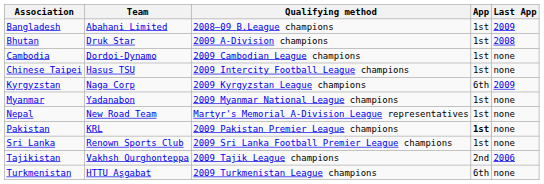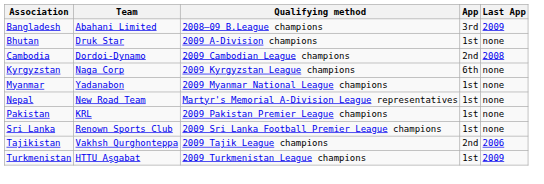(481, 26) 1st -> (470, 26) 3rd
(504, 41) 2008 -> (493, 41) none
(481, 56) 1st -> (470, 56) 2nd
(504, 56) none -> (493, 56) 2008
- row: (44, 70)
(504, 85) 2009 -> (493, 70) none
(481, 129) bold -> (470, 114) normal
(481, 172) 6th -> (470, 158) 1st
(504, 172) none -> (493, 158) 2009
